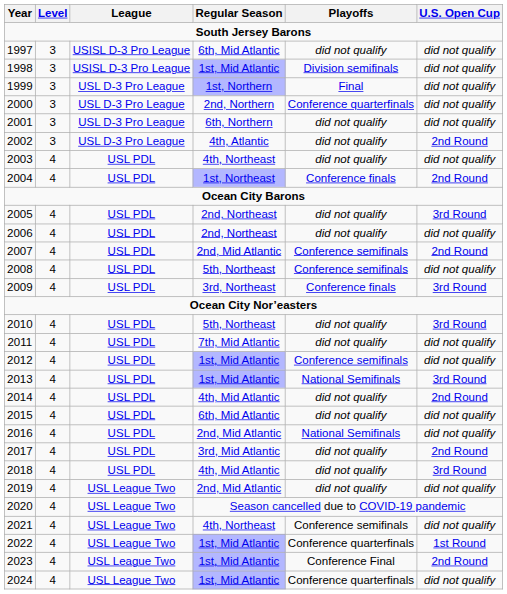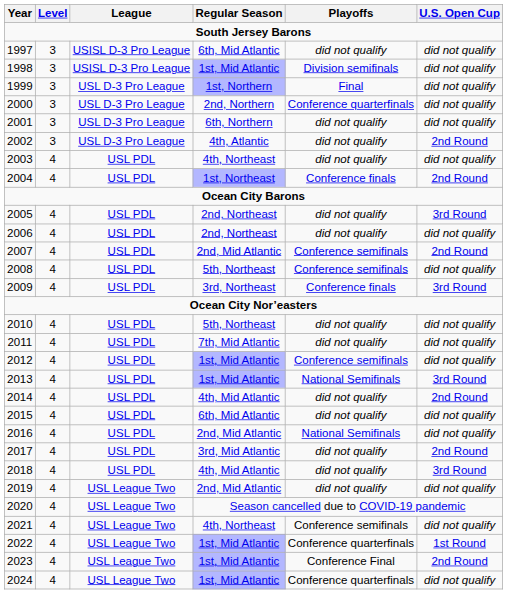(460, 324) 3rd Round -> (460, 324) did not qualify
